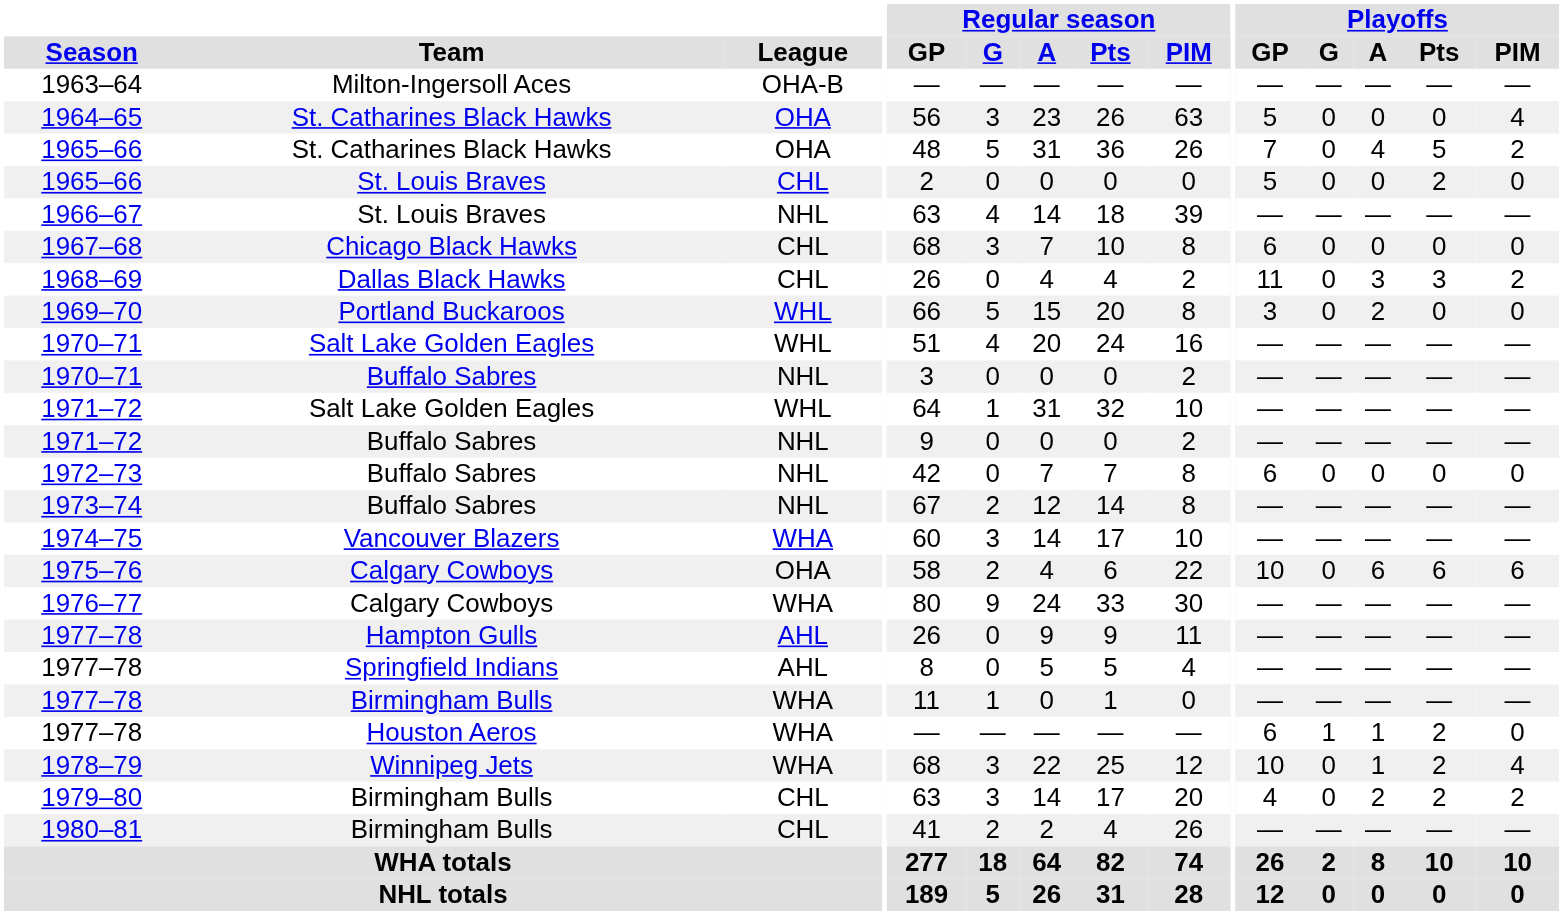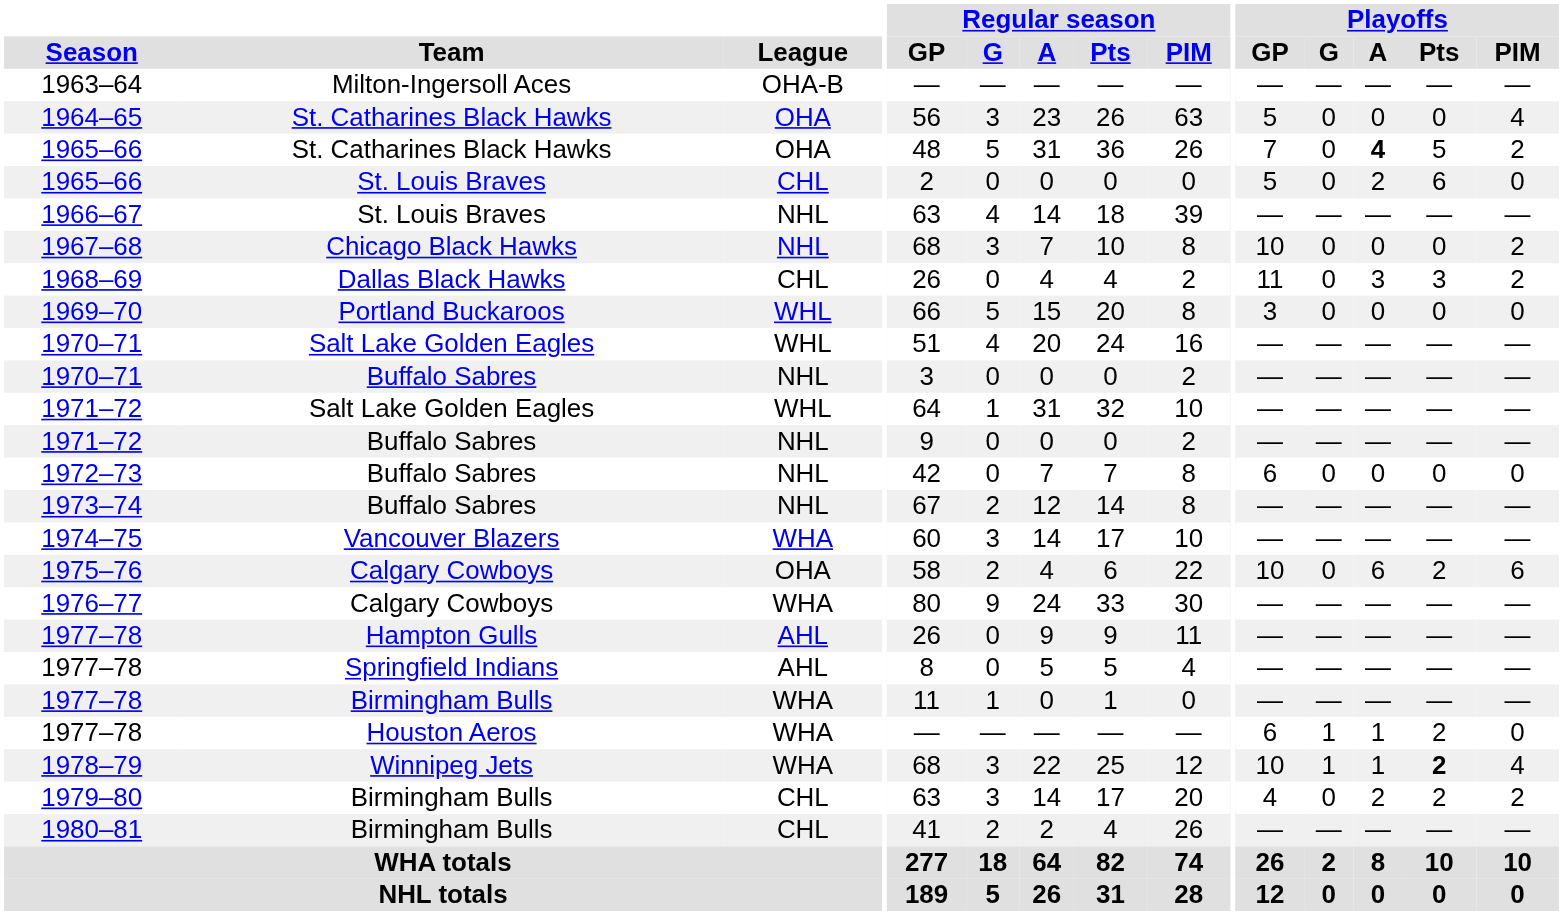(1378, 149) normal -> (1378, 149) bold
(1378, 181) 0 -> (1378, 181) 2
(1439, 181) 2 -> (1439, 181) 6
(803, 246) CHL -> (803, 246) NHL
(1270, 246) 6 -> (1270, 246) 10
(1518, 246) 0 -> (1518, 246) 2
(1378, 311) 2 -> (1378, 311) 0
(1439, 570) 6 -> (1439, 570) 2
(1329, 765) 0 -> (1329, 765) 1
(1439, 765) normal -> (1439, 765) bold
